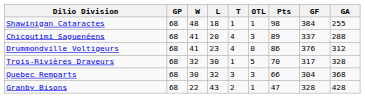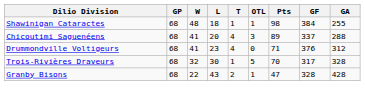(275, 49) 86 -> (275, 49) 71
- row: (41, 74)
